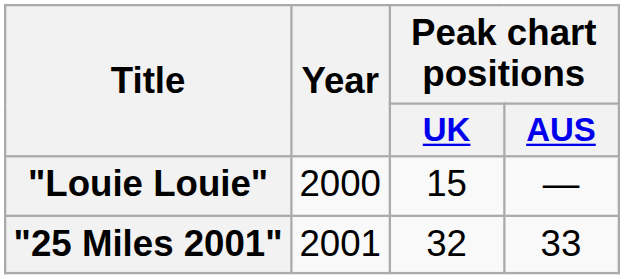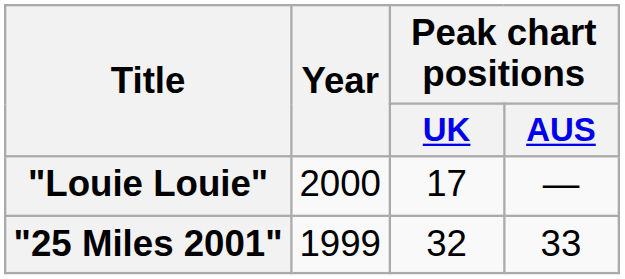(447, 184) 15 -> (447, 184) 17
(340, 243) 2001 -> (340, 243) 1999
